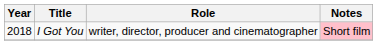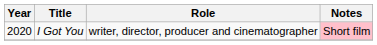(19, 31) 2018 -> (19, 31) 2020
